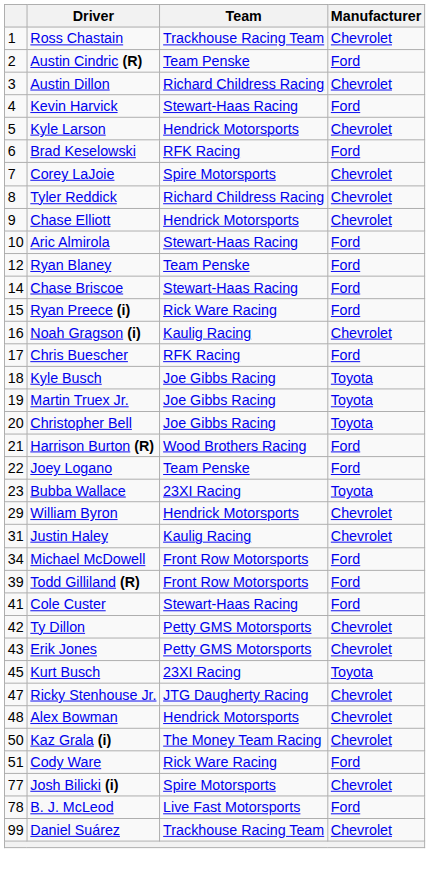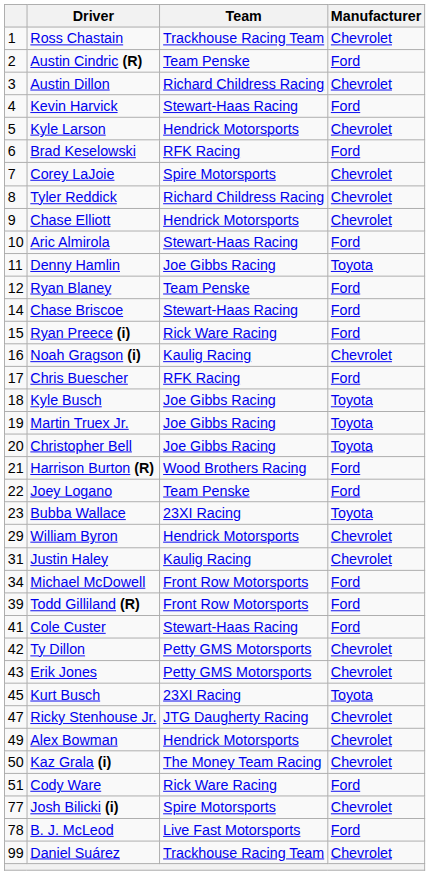+ row: (75, 265)
(16, 717) 48 -> (16, 740) 49
